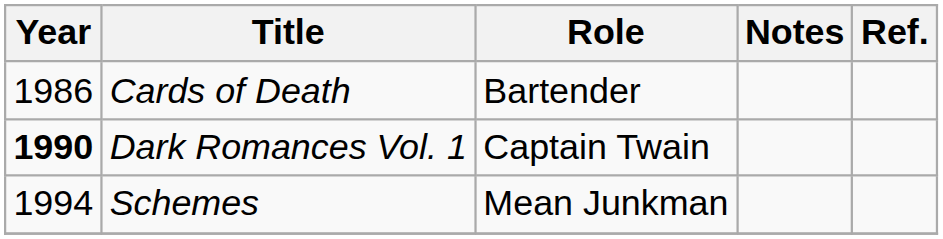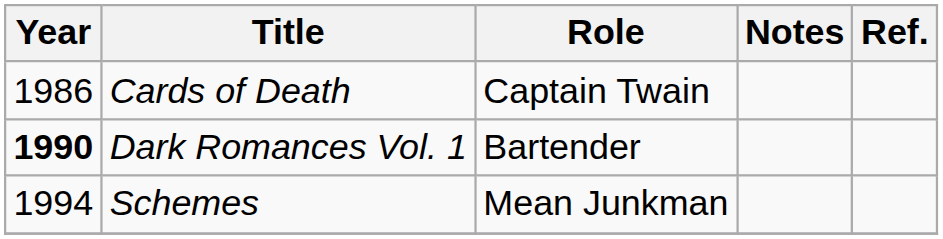(562, 89) Bartender -> (597, 89) Captain Twain
(597, 146) Captain Twain -> (562, 146) Bartender
